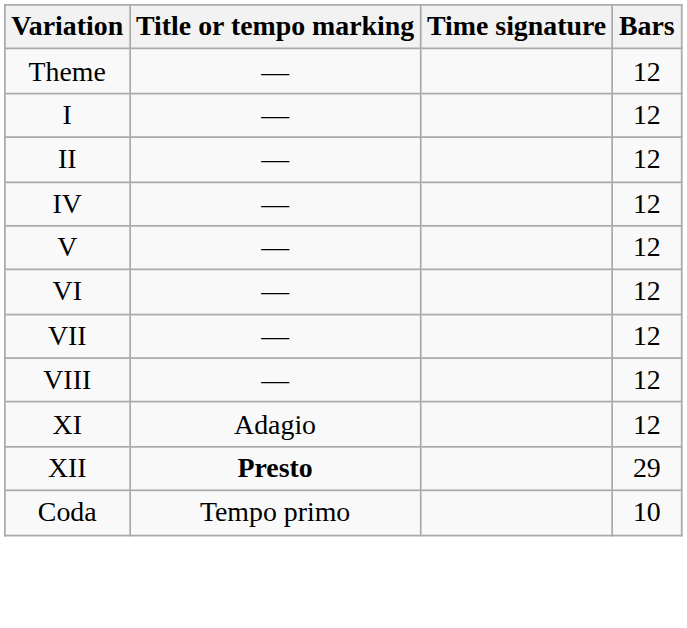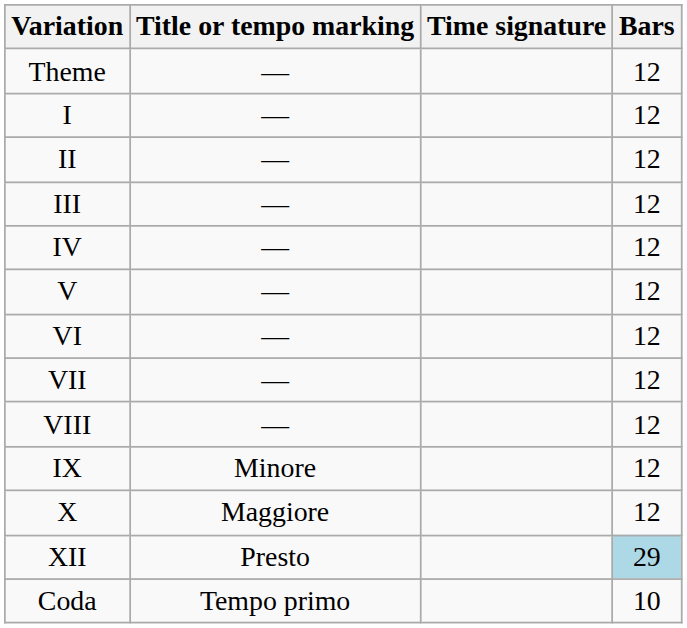+ row: (67, 203)
+ row: (67, 468)
+ row: (67, 512)
- row: (67, 423)
(275, 468) bold -> (275, 556) normal
(647, 468) no background -> (647, 556) lightblue background
